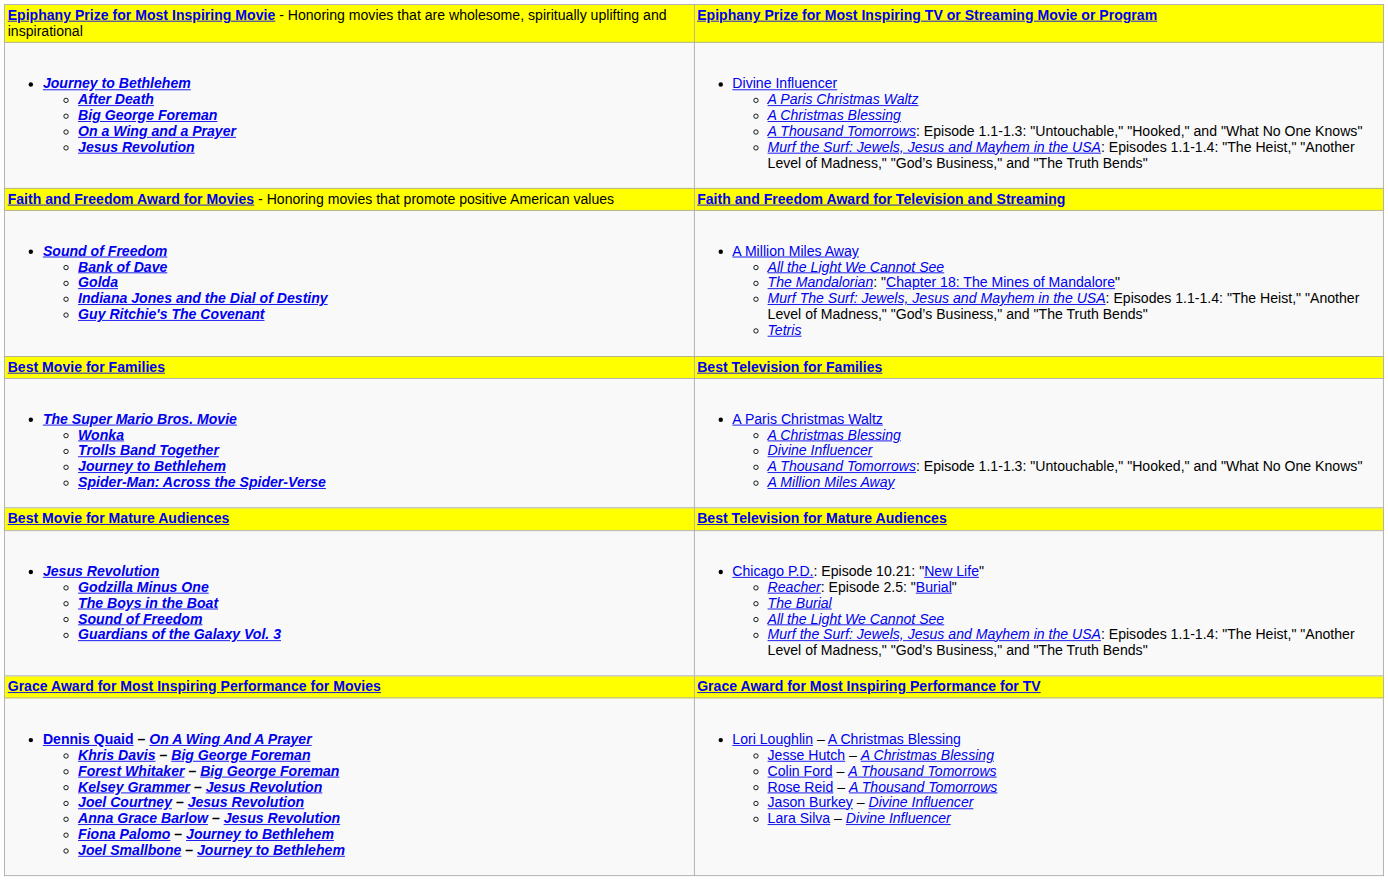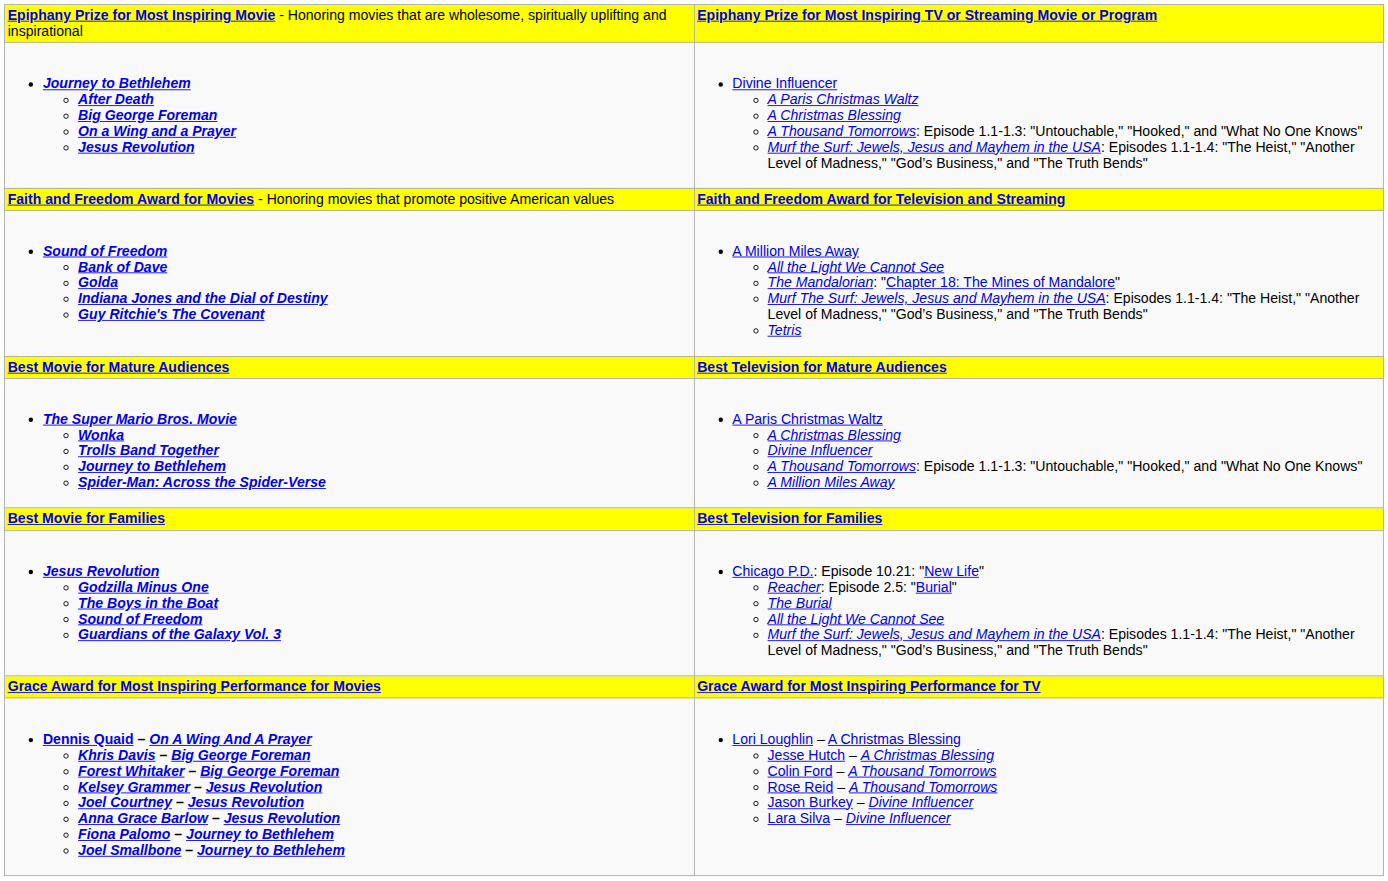rows swapped: (86, 367) <-> (119, 519)
